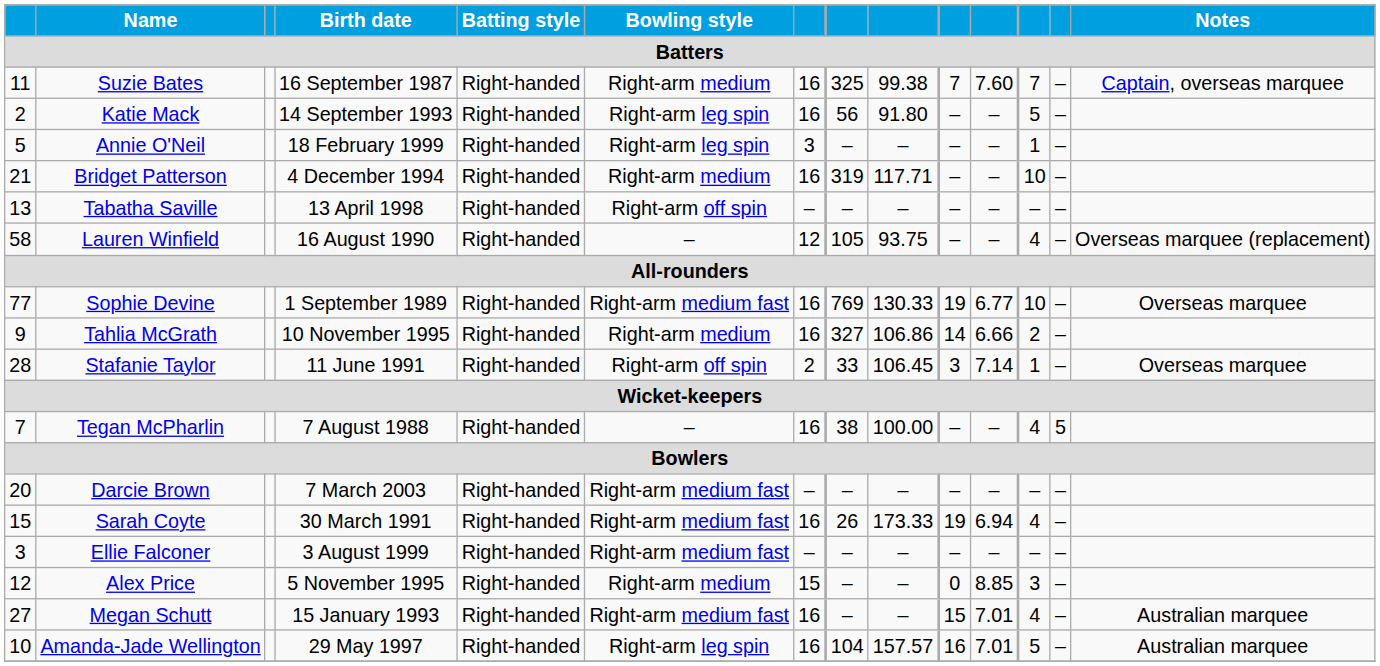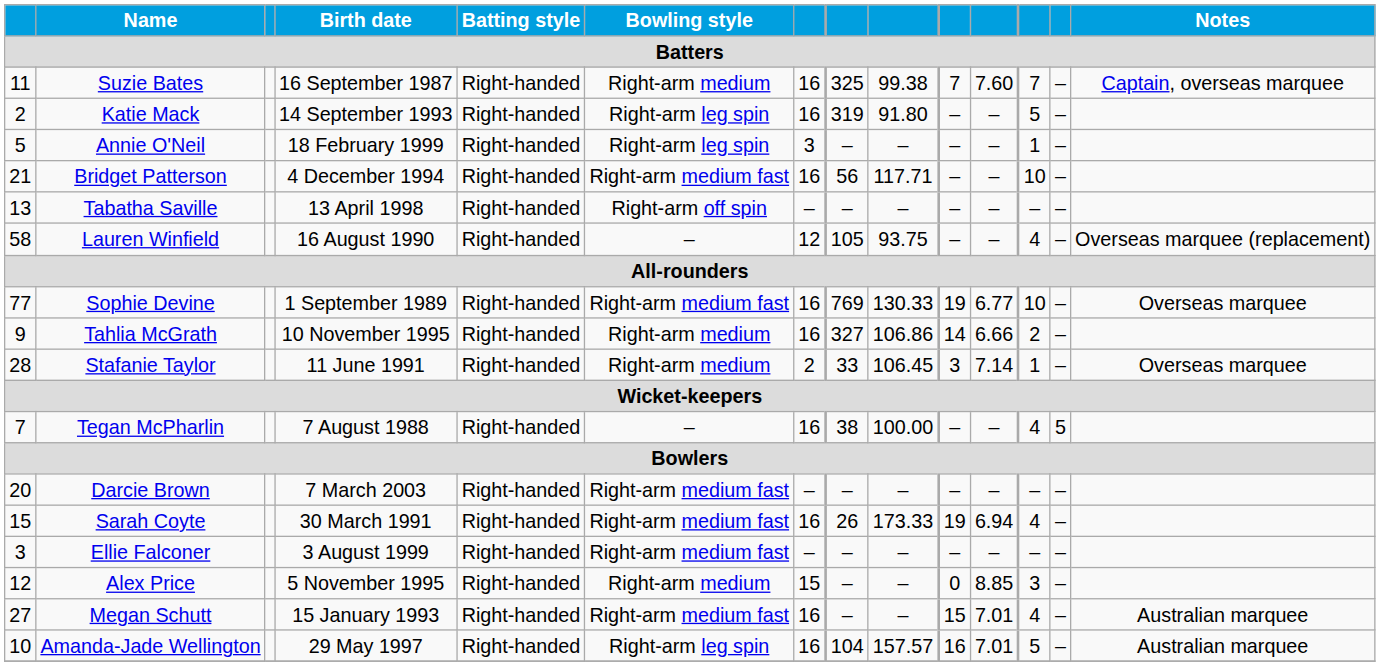(847, 114) 56 -> (847, 114) 319
(689, 177) Right-arm medium -> (689, 177) Right-arm medium fast
(847, 177) 319 -> (847, 177) 56
(689, 365) Right-arm off spin -> (689, 365) Right-arm medium
